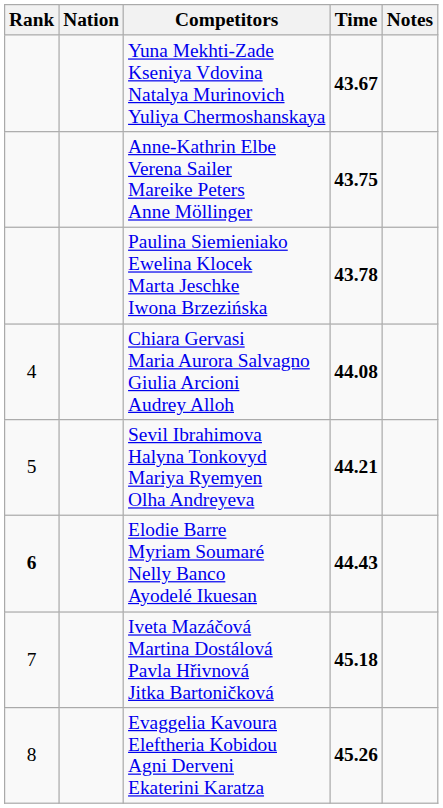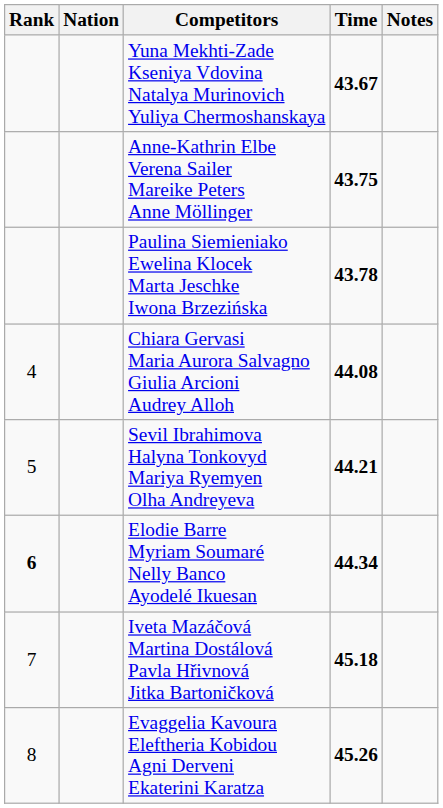(356, 563) 44.43 -> (356, 563) 44.34
